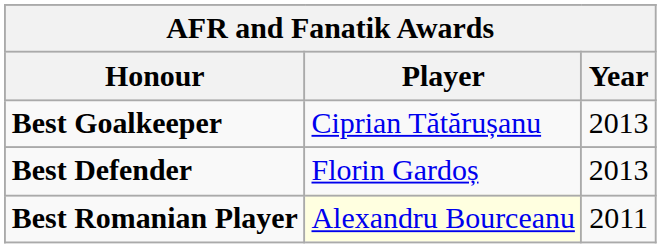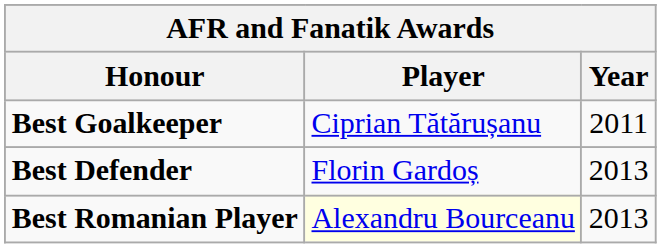(619, 123) 2013 -> (619, 123) 2011
(619, 218) 2011 -> (619, 218) 2013
